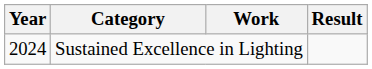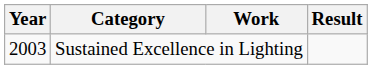(28, 49) 2024 -> (28, 49) 2003
